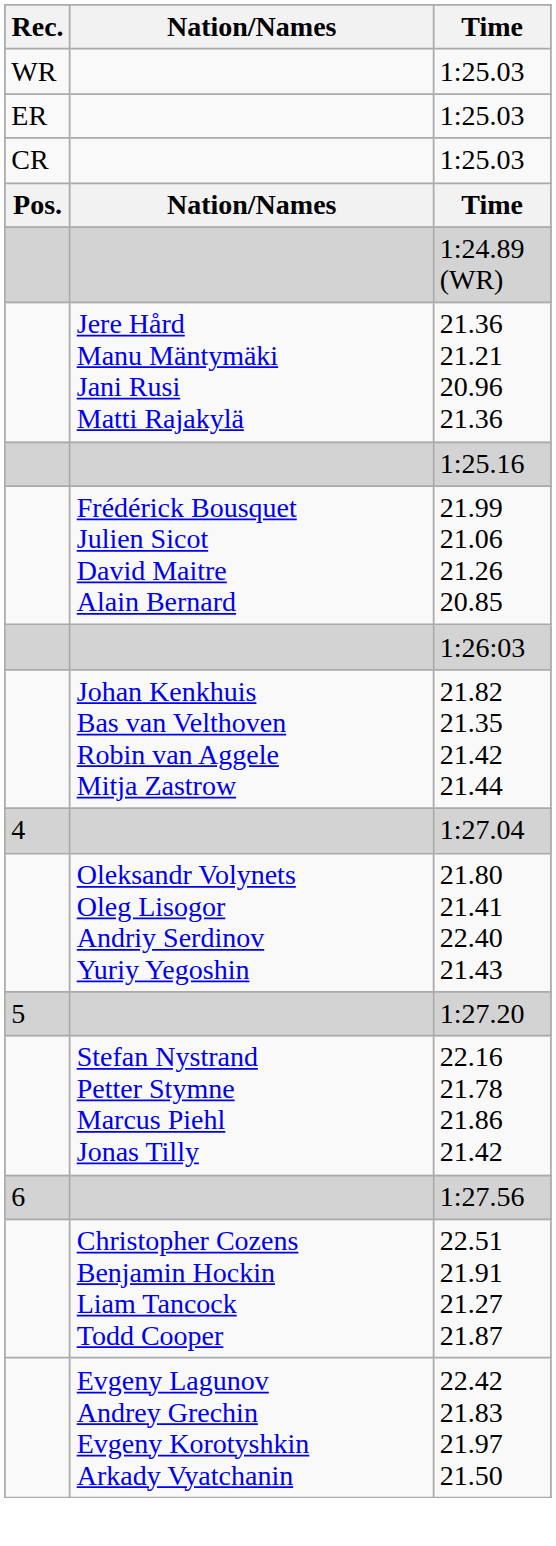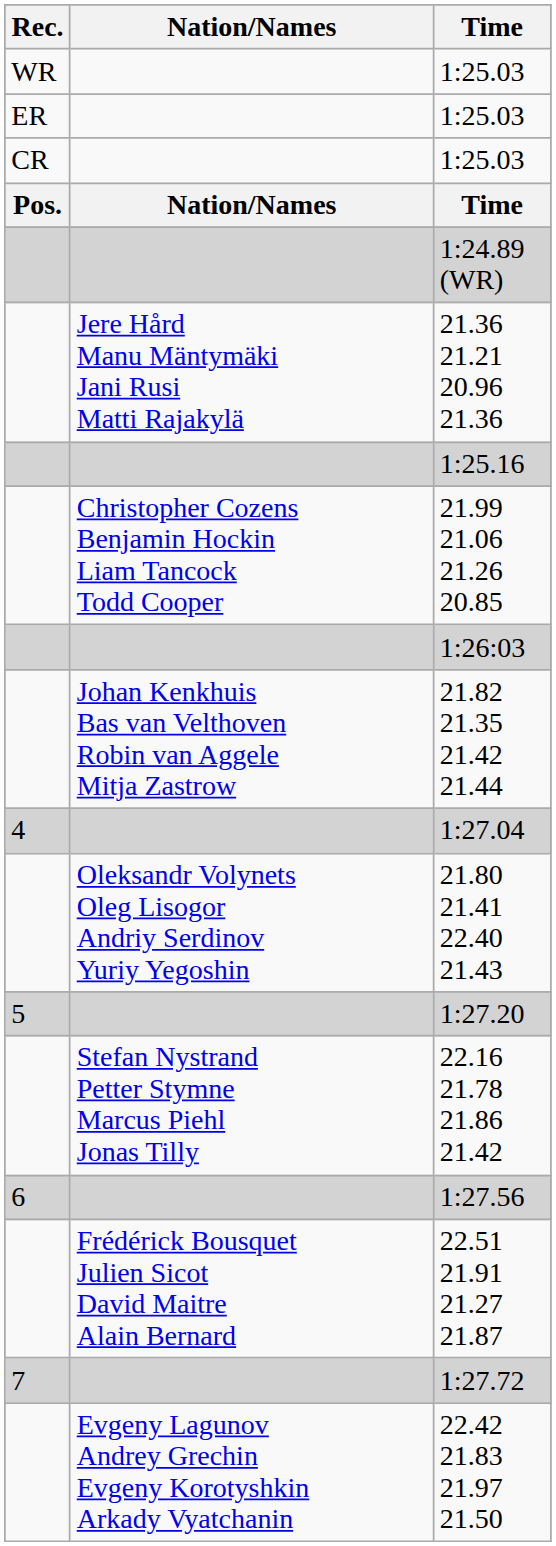(187, 555) Frédérick Bousquet Julien Sicot David Maitre Alain Bernard -> (188, 555) Christopher Cozens Benjamin Hockin Liam Tancock Todd Cooper
(188, 1288) Christopher Cozens Benjamin Hockin Liam Tancock Todd Cooper -> (187, 1288) Frédérick Bousquet Julien Sicot David Maitre Alain Bernard
+ row: (18, 1380)
